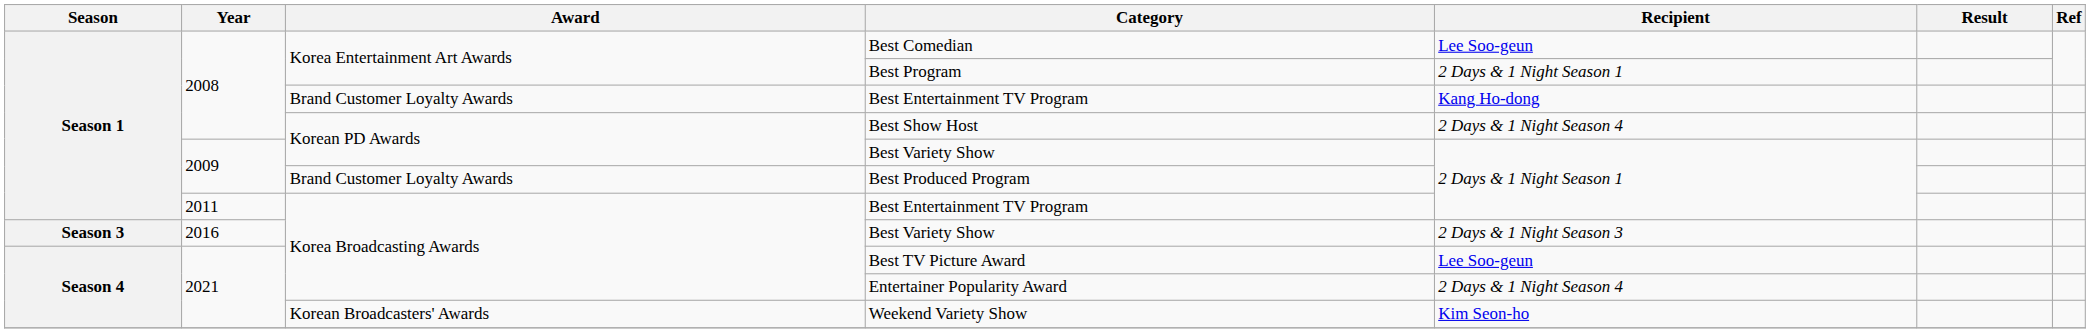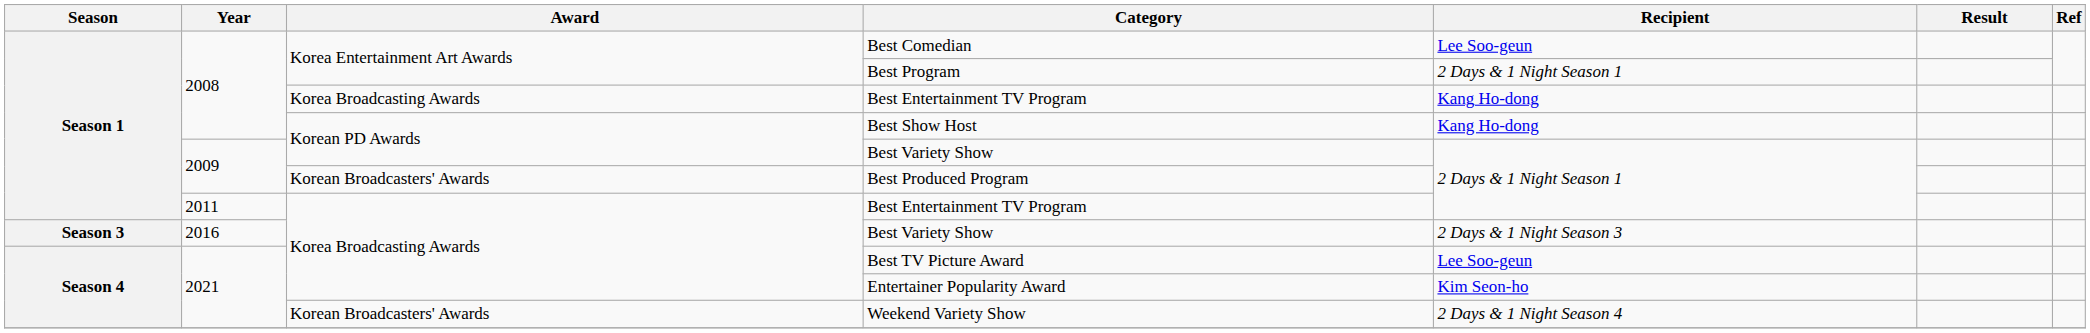(401, 98) Brand Customer Loyalty Awards -> (385, 98) Korea Broadcasting Awards
(1531, 125) 2 Days & 1 Night Season 4 -> (1488, 125) Kang Ho-dong
(401, 179) Brand Customer Loyalty Awards -> (390, 179) Korean Broadcasters' Awards
(1531, 286) 2 Days & 1 Night Season 4 -> (1483, 286) Kim Seon-ho
(1484, 313) Kim Seon-ho -> (1530, 313) 2 Days & 1 Night Season 4
